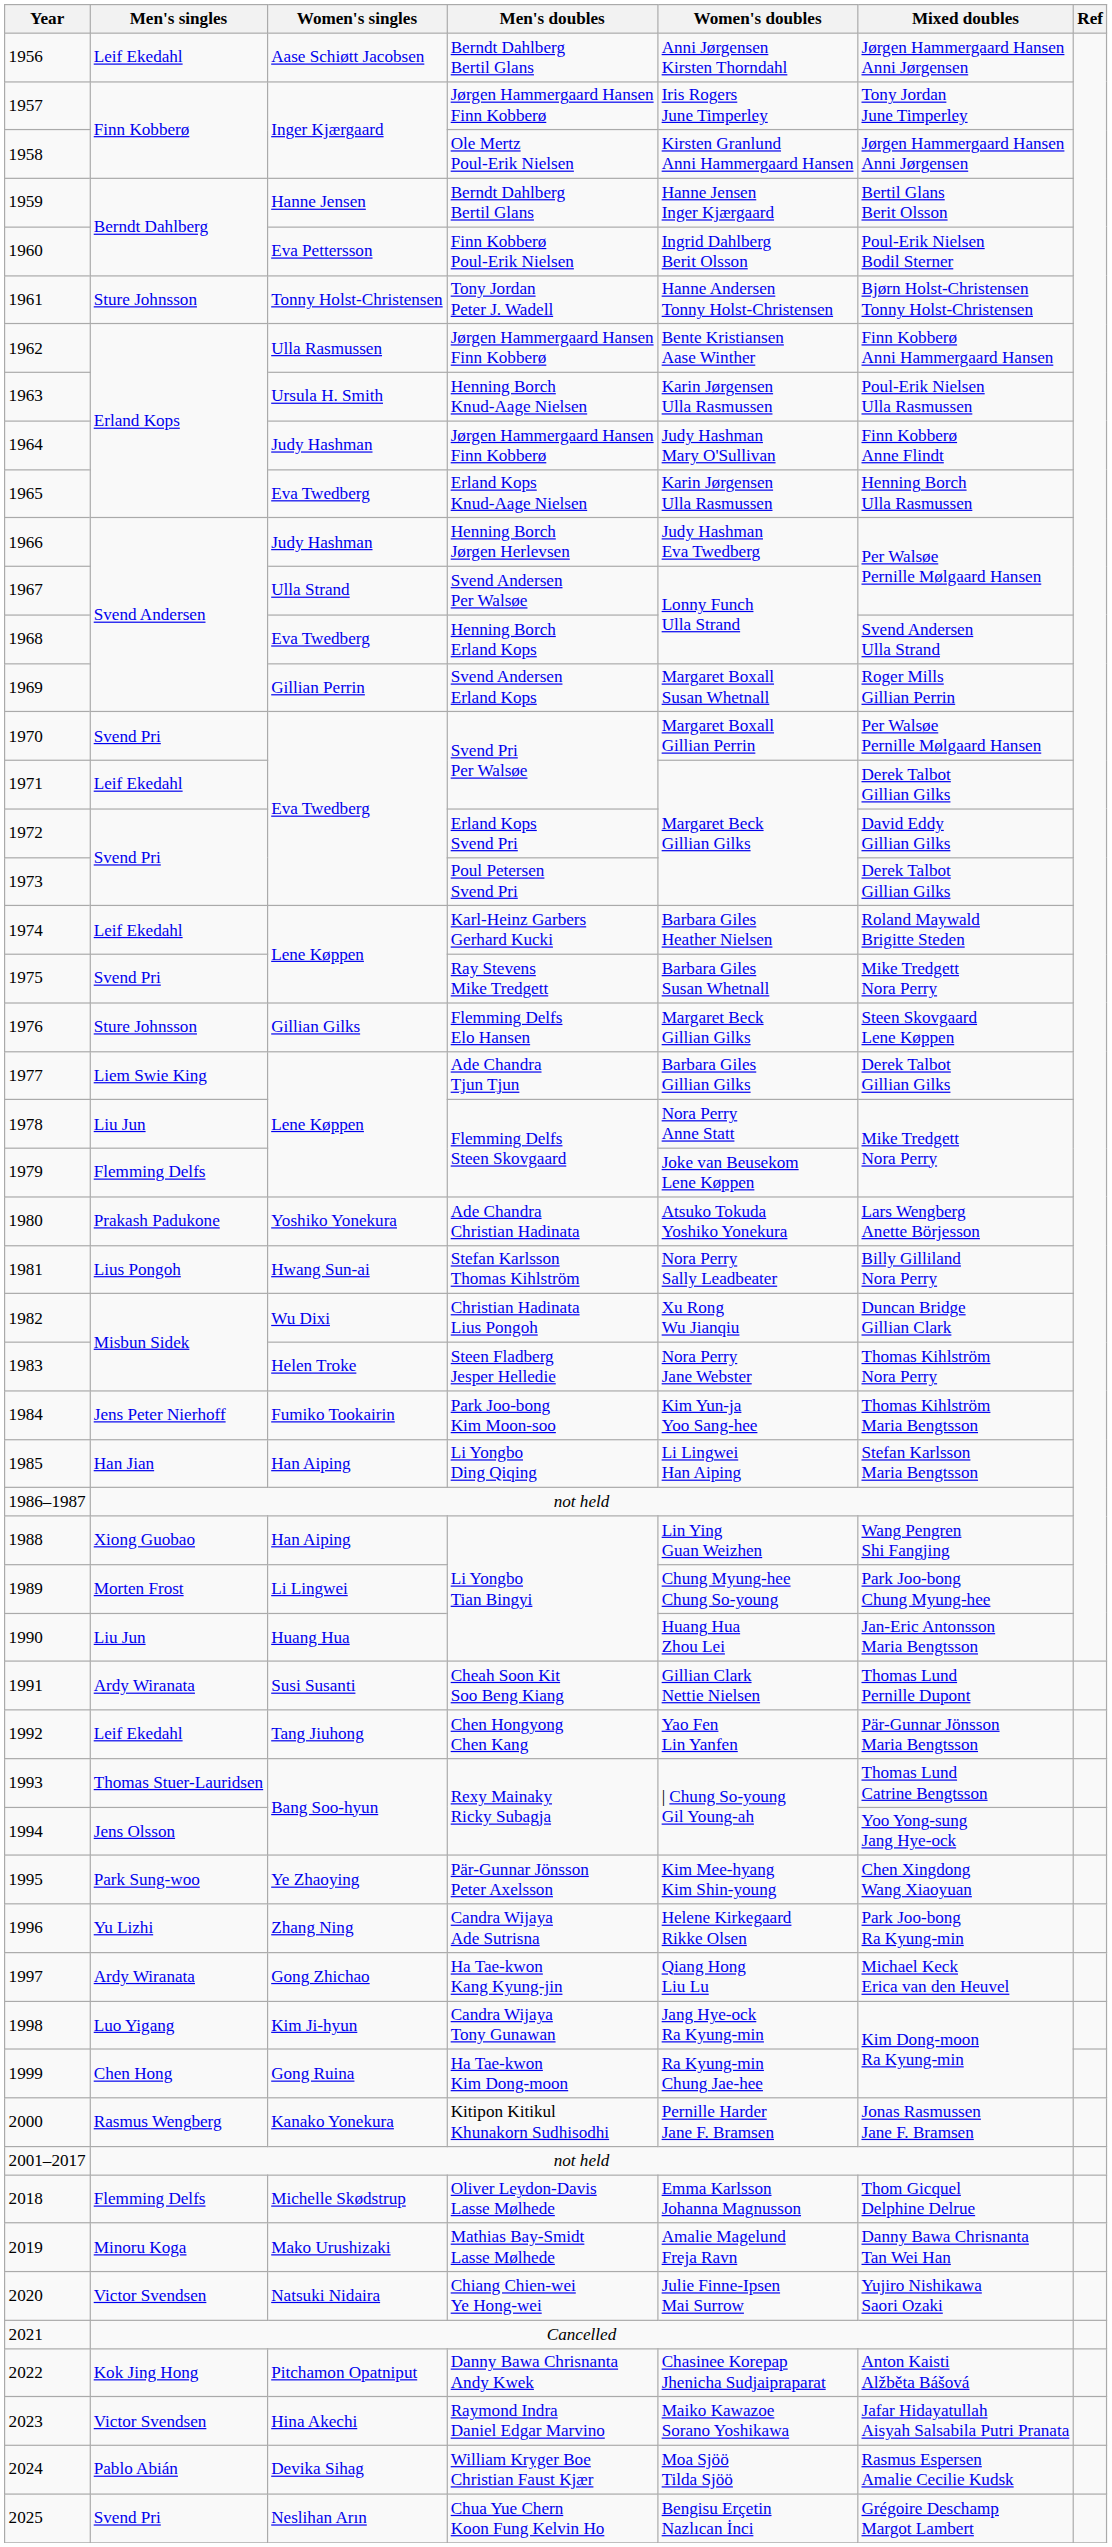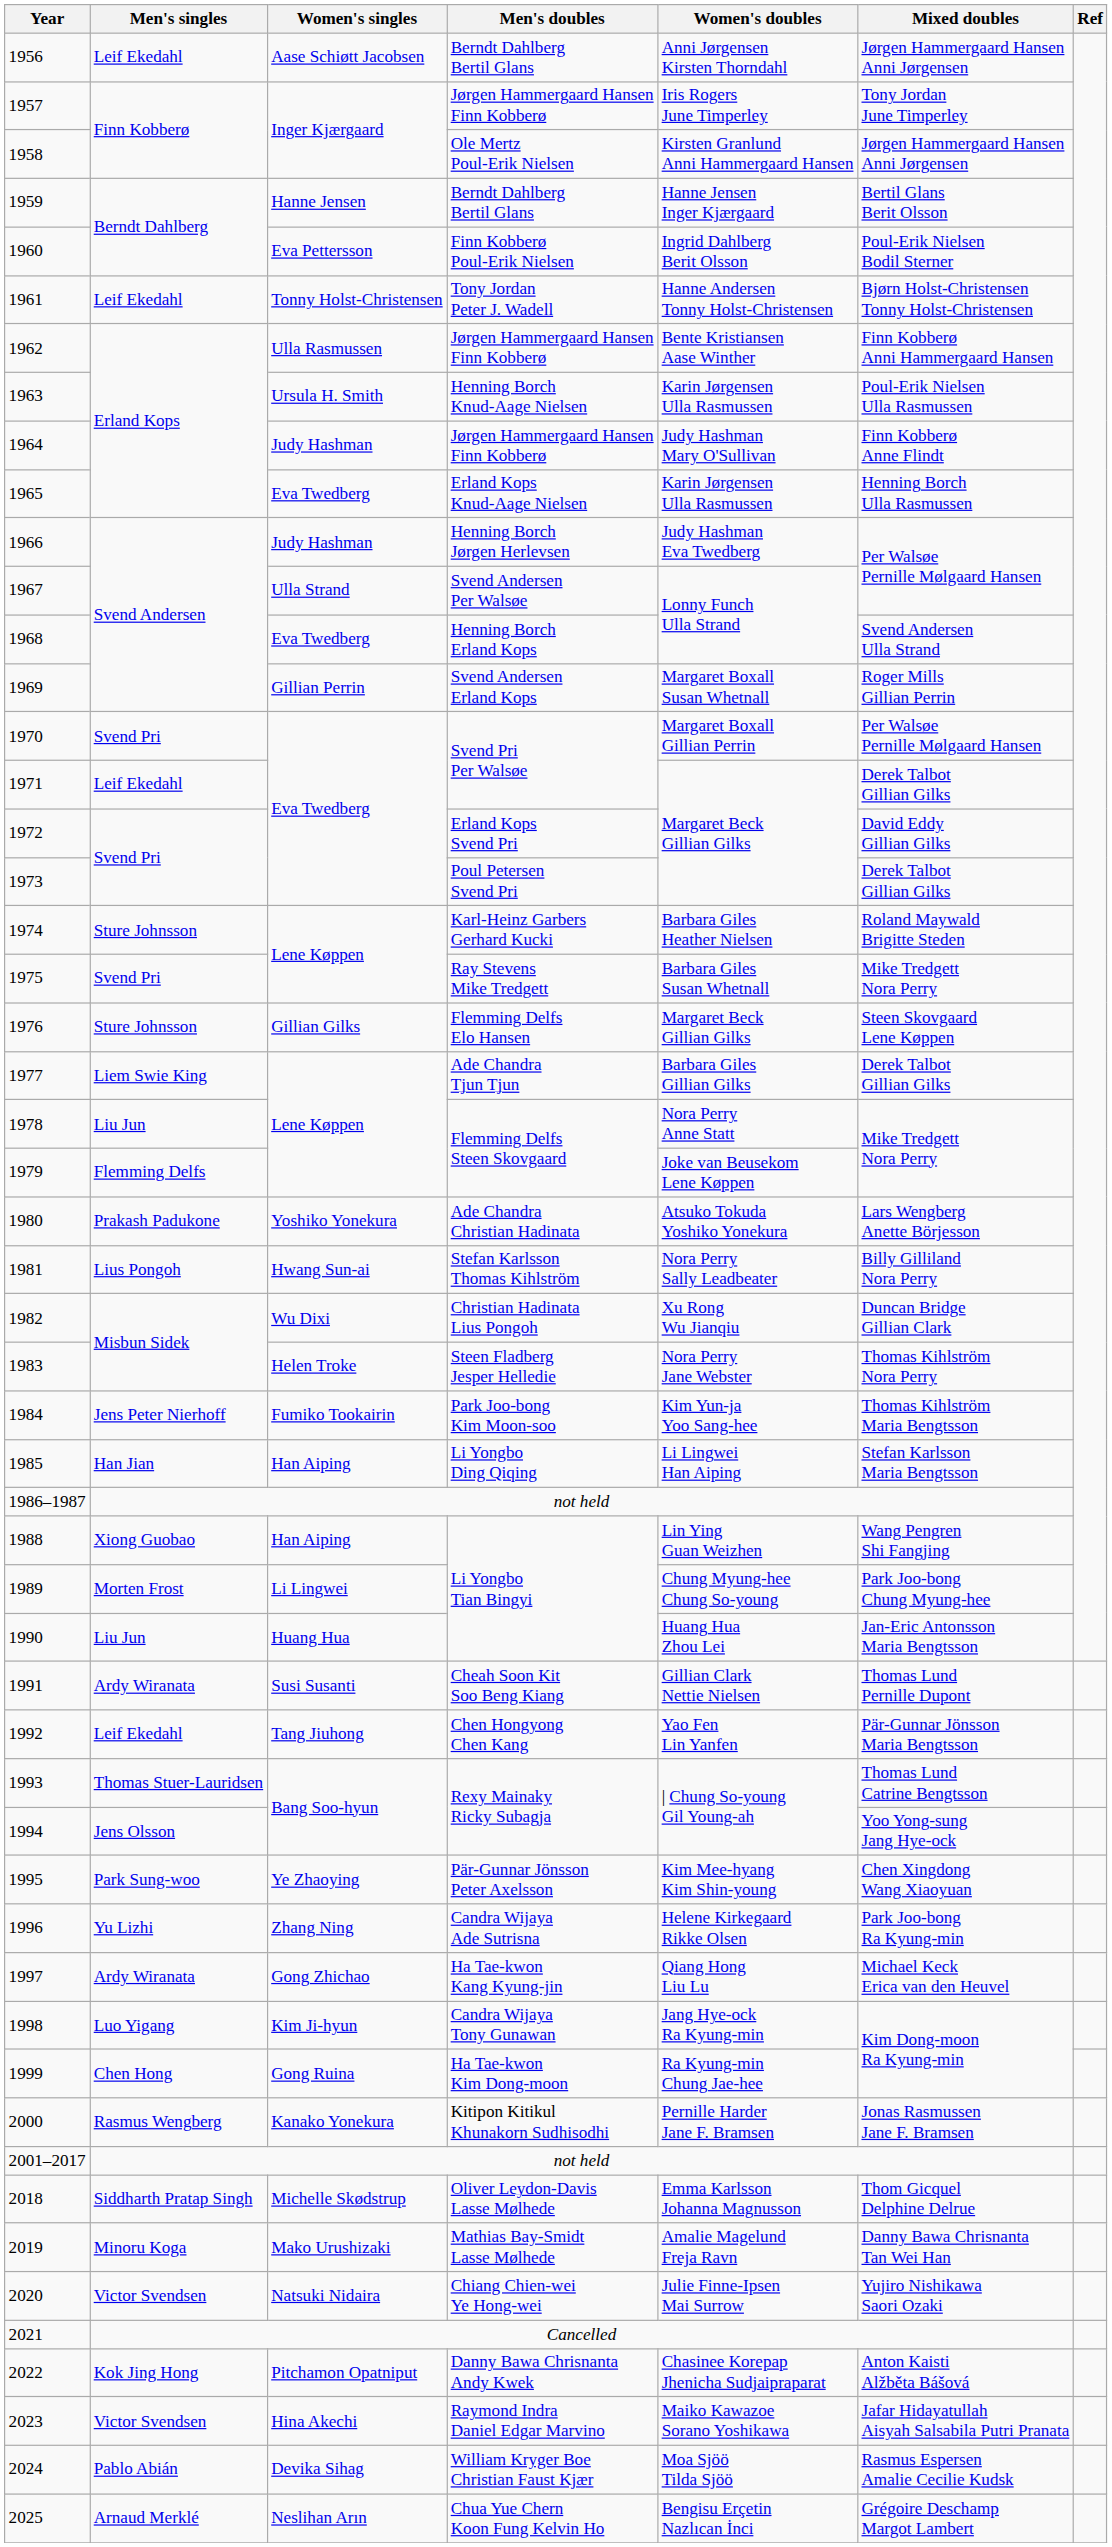(145, 299) Sture Johnsson -> (138, 299) Leif Ekedahl
(138, 930) Leif Ekedahl -> (145, 930) Sture Johnsson
(150, 2199) Flemming Delfs -> (173, 2199) Siddharth Pratap Singh
(127, 2518) Svend Pri -> (146, 2518) Arnaud Merklé
